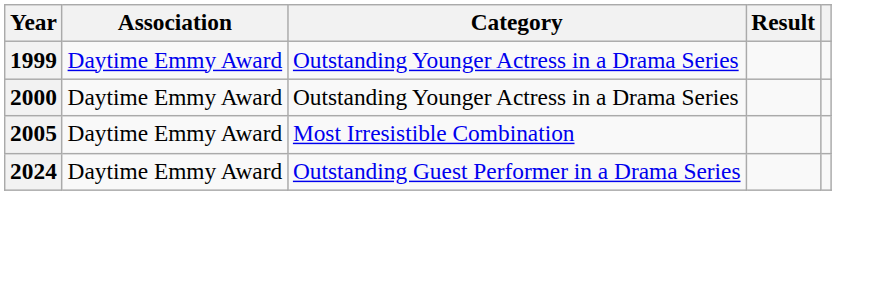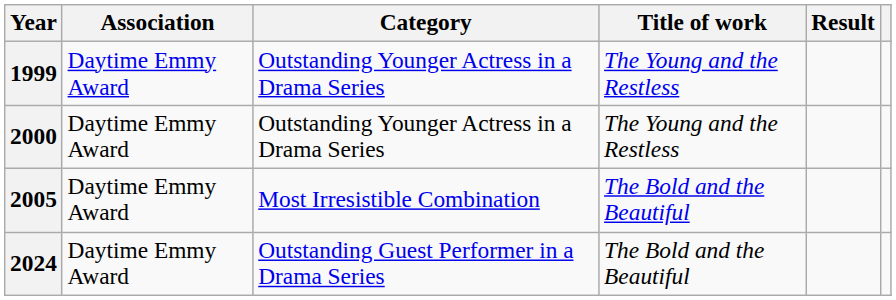+ column: (702, 23)
